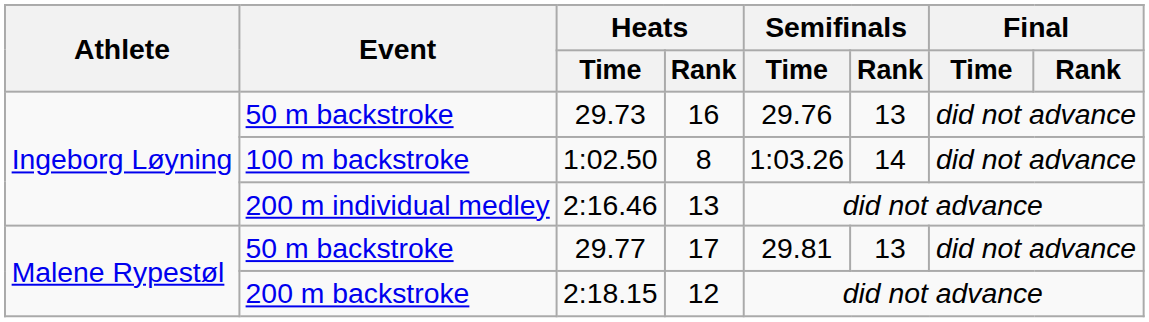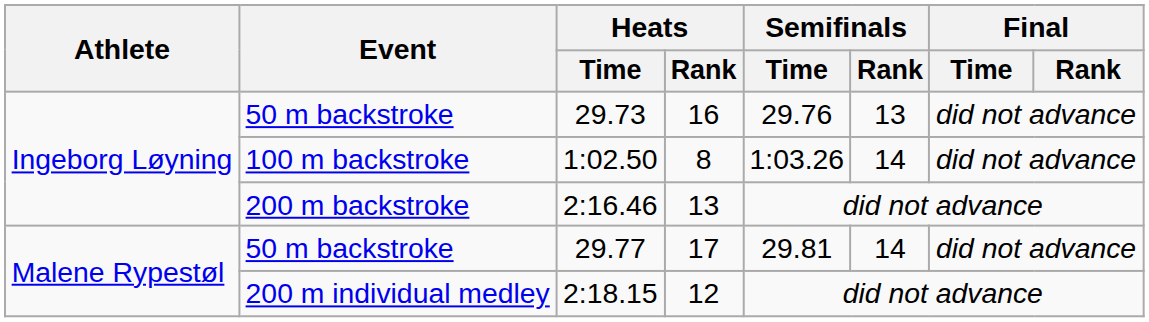(398, 205) 200 m individual medley -> (357, 205) 200 m backstroke
(890, 249) 13 -> (890, 249) 14
(357, 294) 200 m backstroke -> (398, 294) 200 m individual medley
